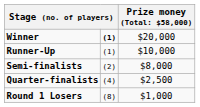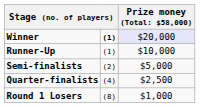(156, 37) no background -> (156, 37) lavender background
(156, 66) $8,000 -> (156, 66) $5,000
